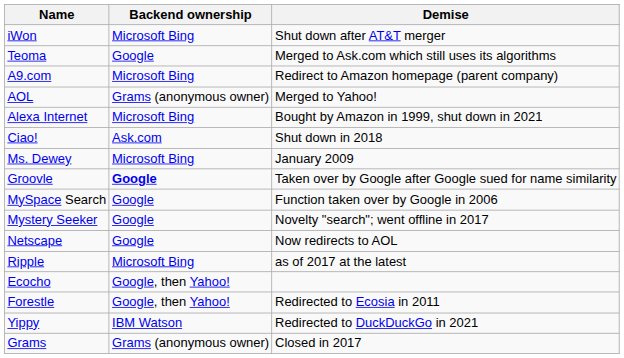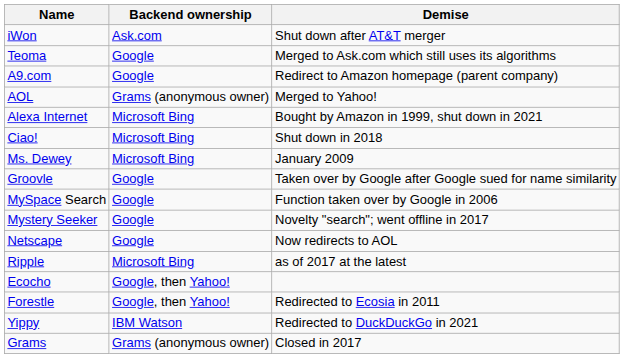(153, 35) Microsoft Bing -> (137, 35) Ask.com
(153, 76) Microsoft Bing -> (133, 76) Google
(137, 138) Ask.com -> (153, 138) Microsoft Bing
(134, 179) bold -> (133, 179) normal
